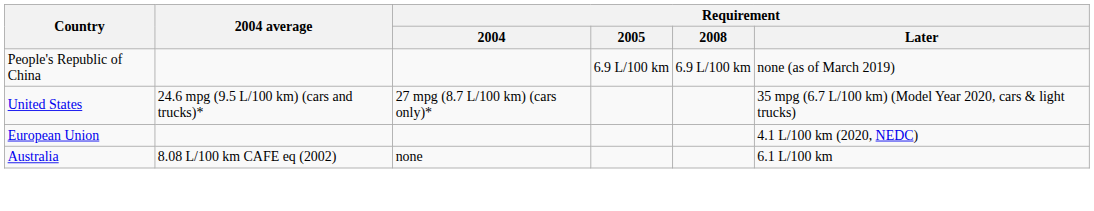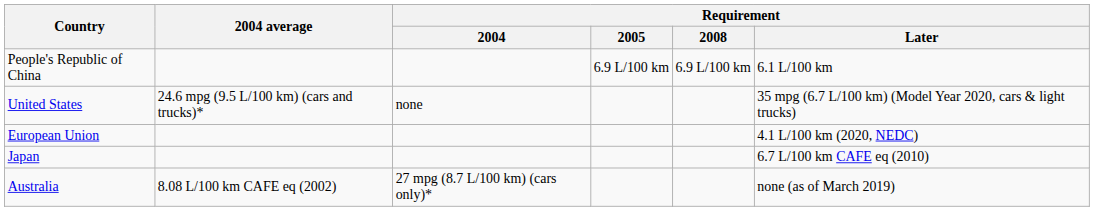(826, 67) none (as of March 2019) -> (795, 67) 6.1 L/100 km
(476, 105) 27 mpg (8.7 L/100 km) (cars only)* -> (409, 105) none
+ row: (23, 157)
(409, 157) none -> (476, 187) 27 mpg (8.7 L/100 km) (cars only)*
(795, 157) 6.1 L/100 km -> (826, 187) none (as of March 2019)
